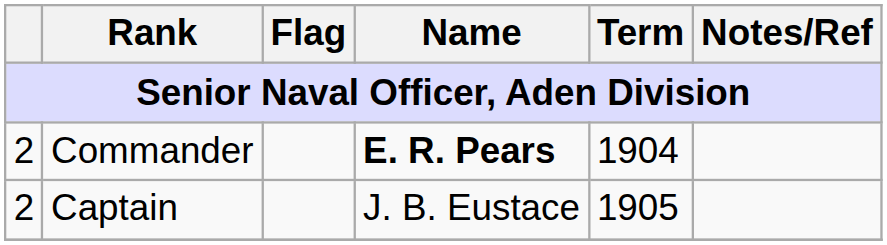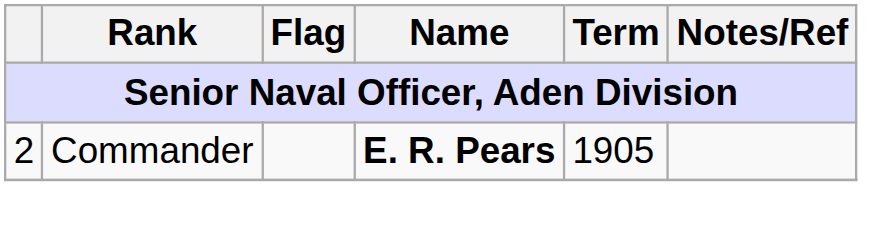(638, 150) 1904 -> (613, 150) 1905
- row: (115, 208)
